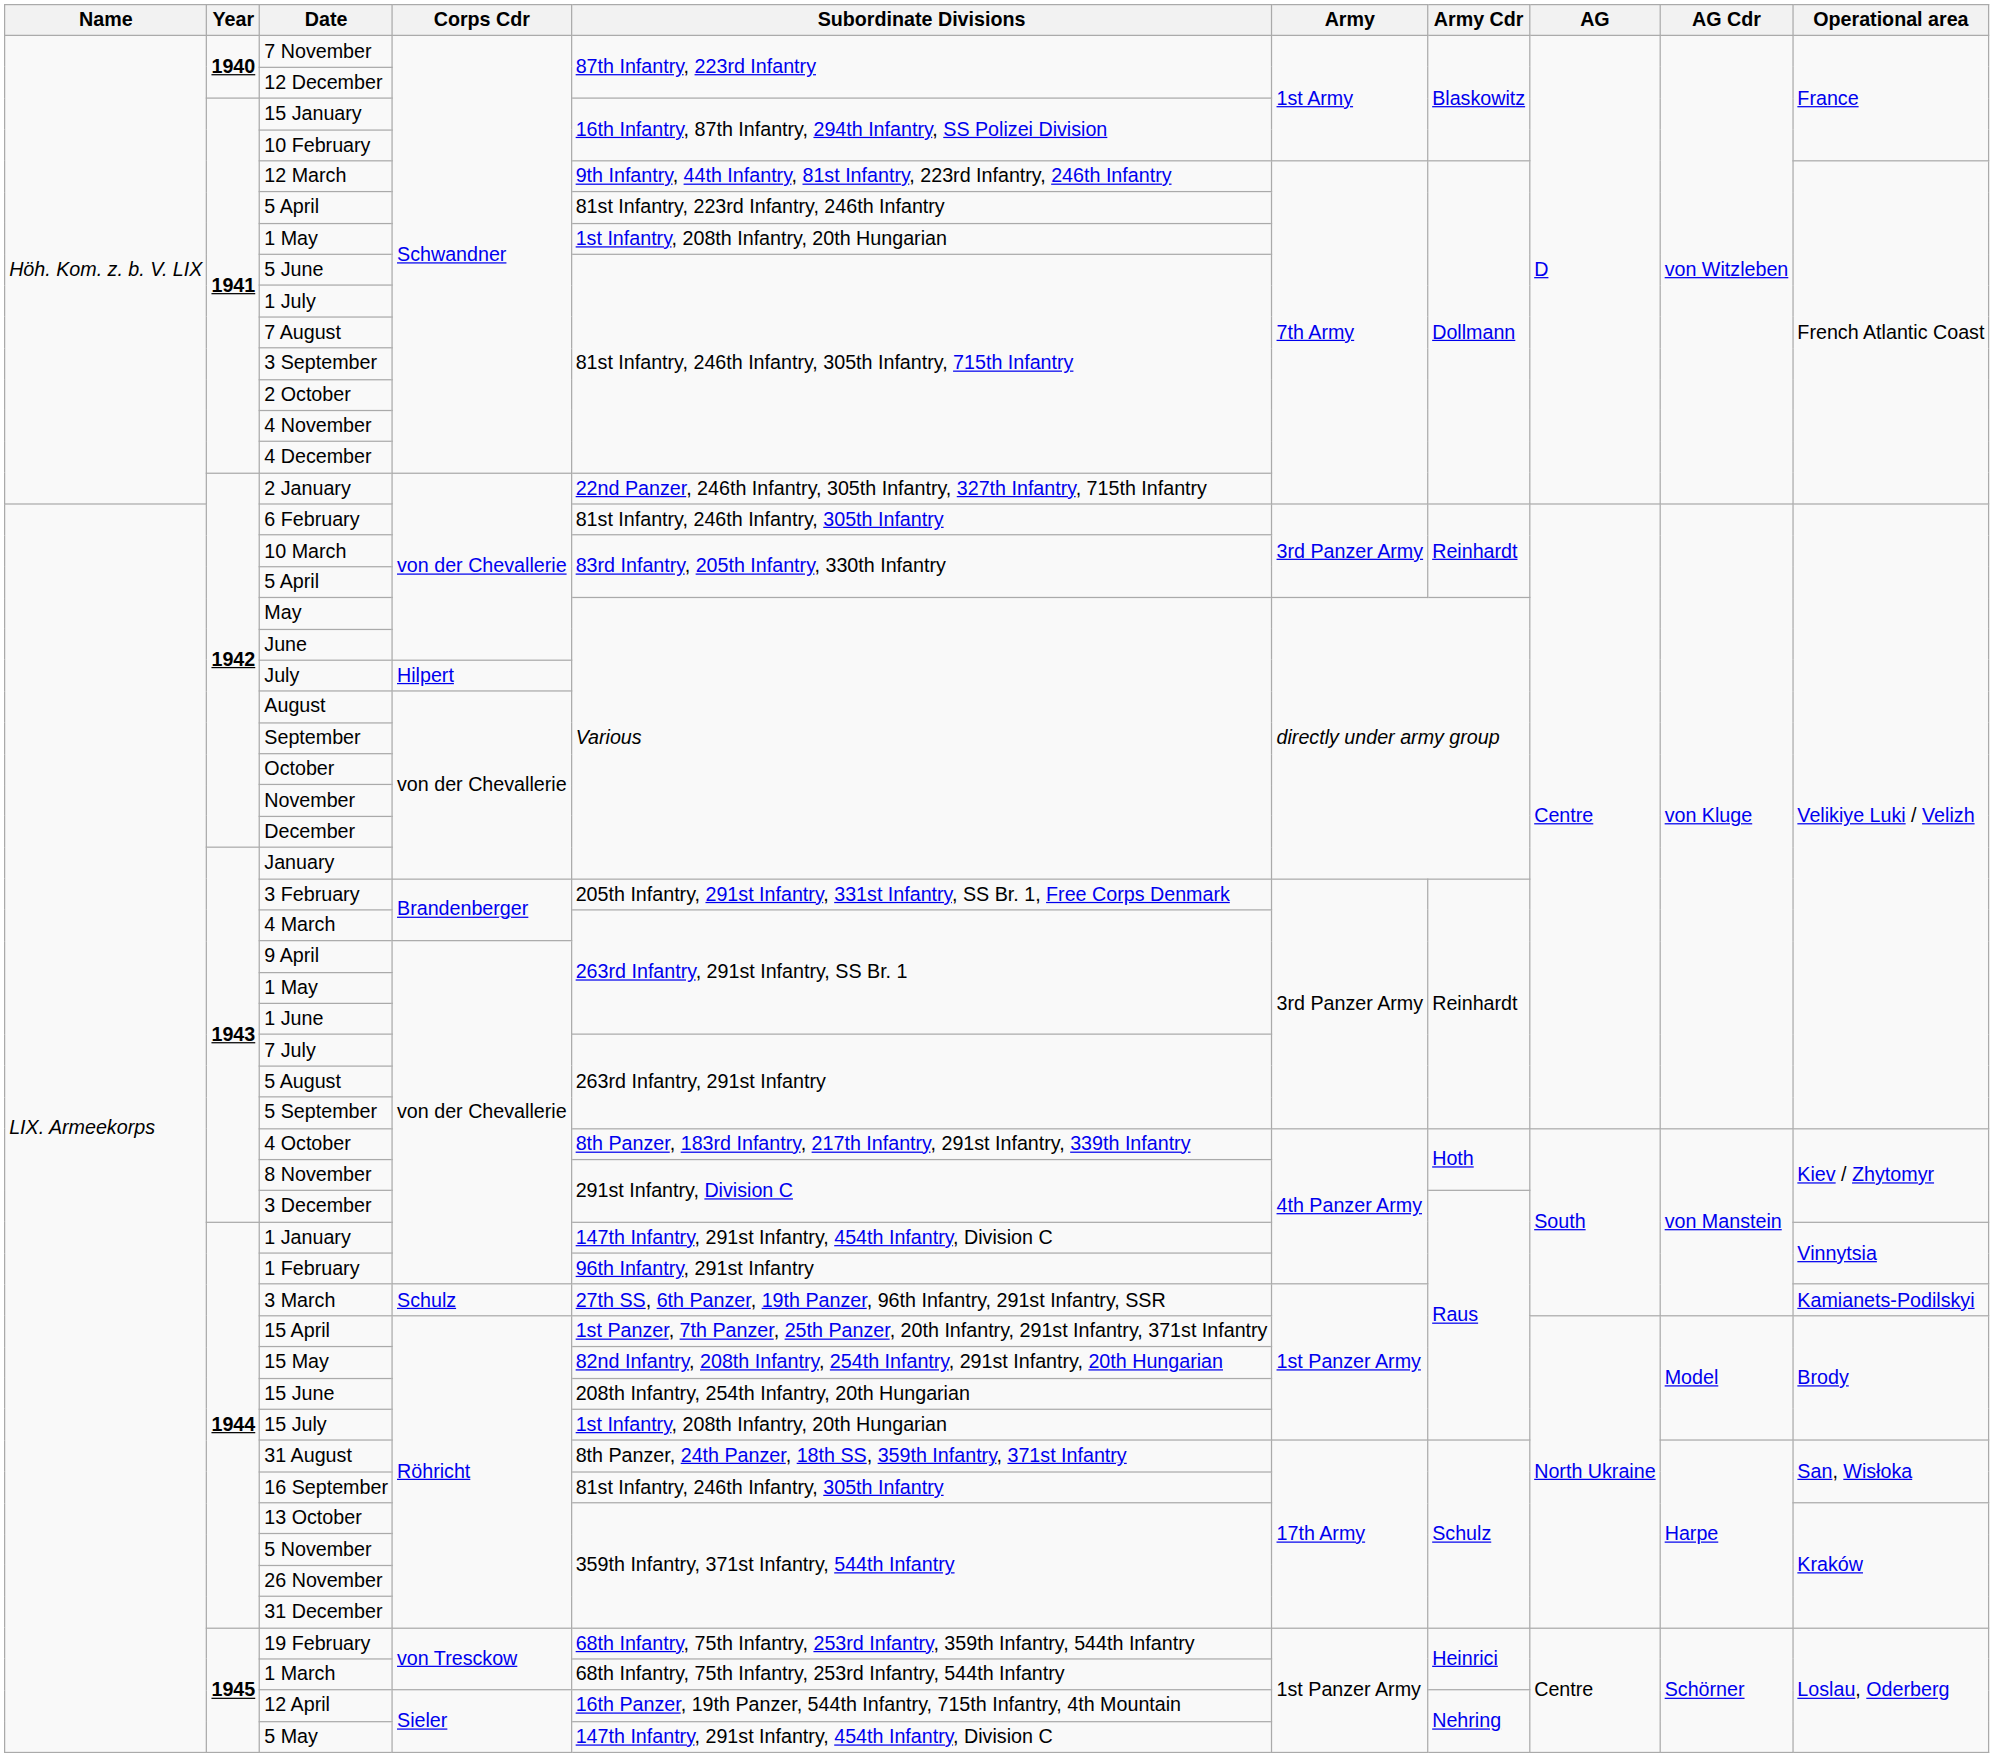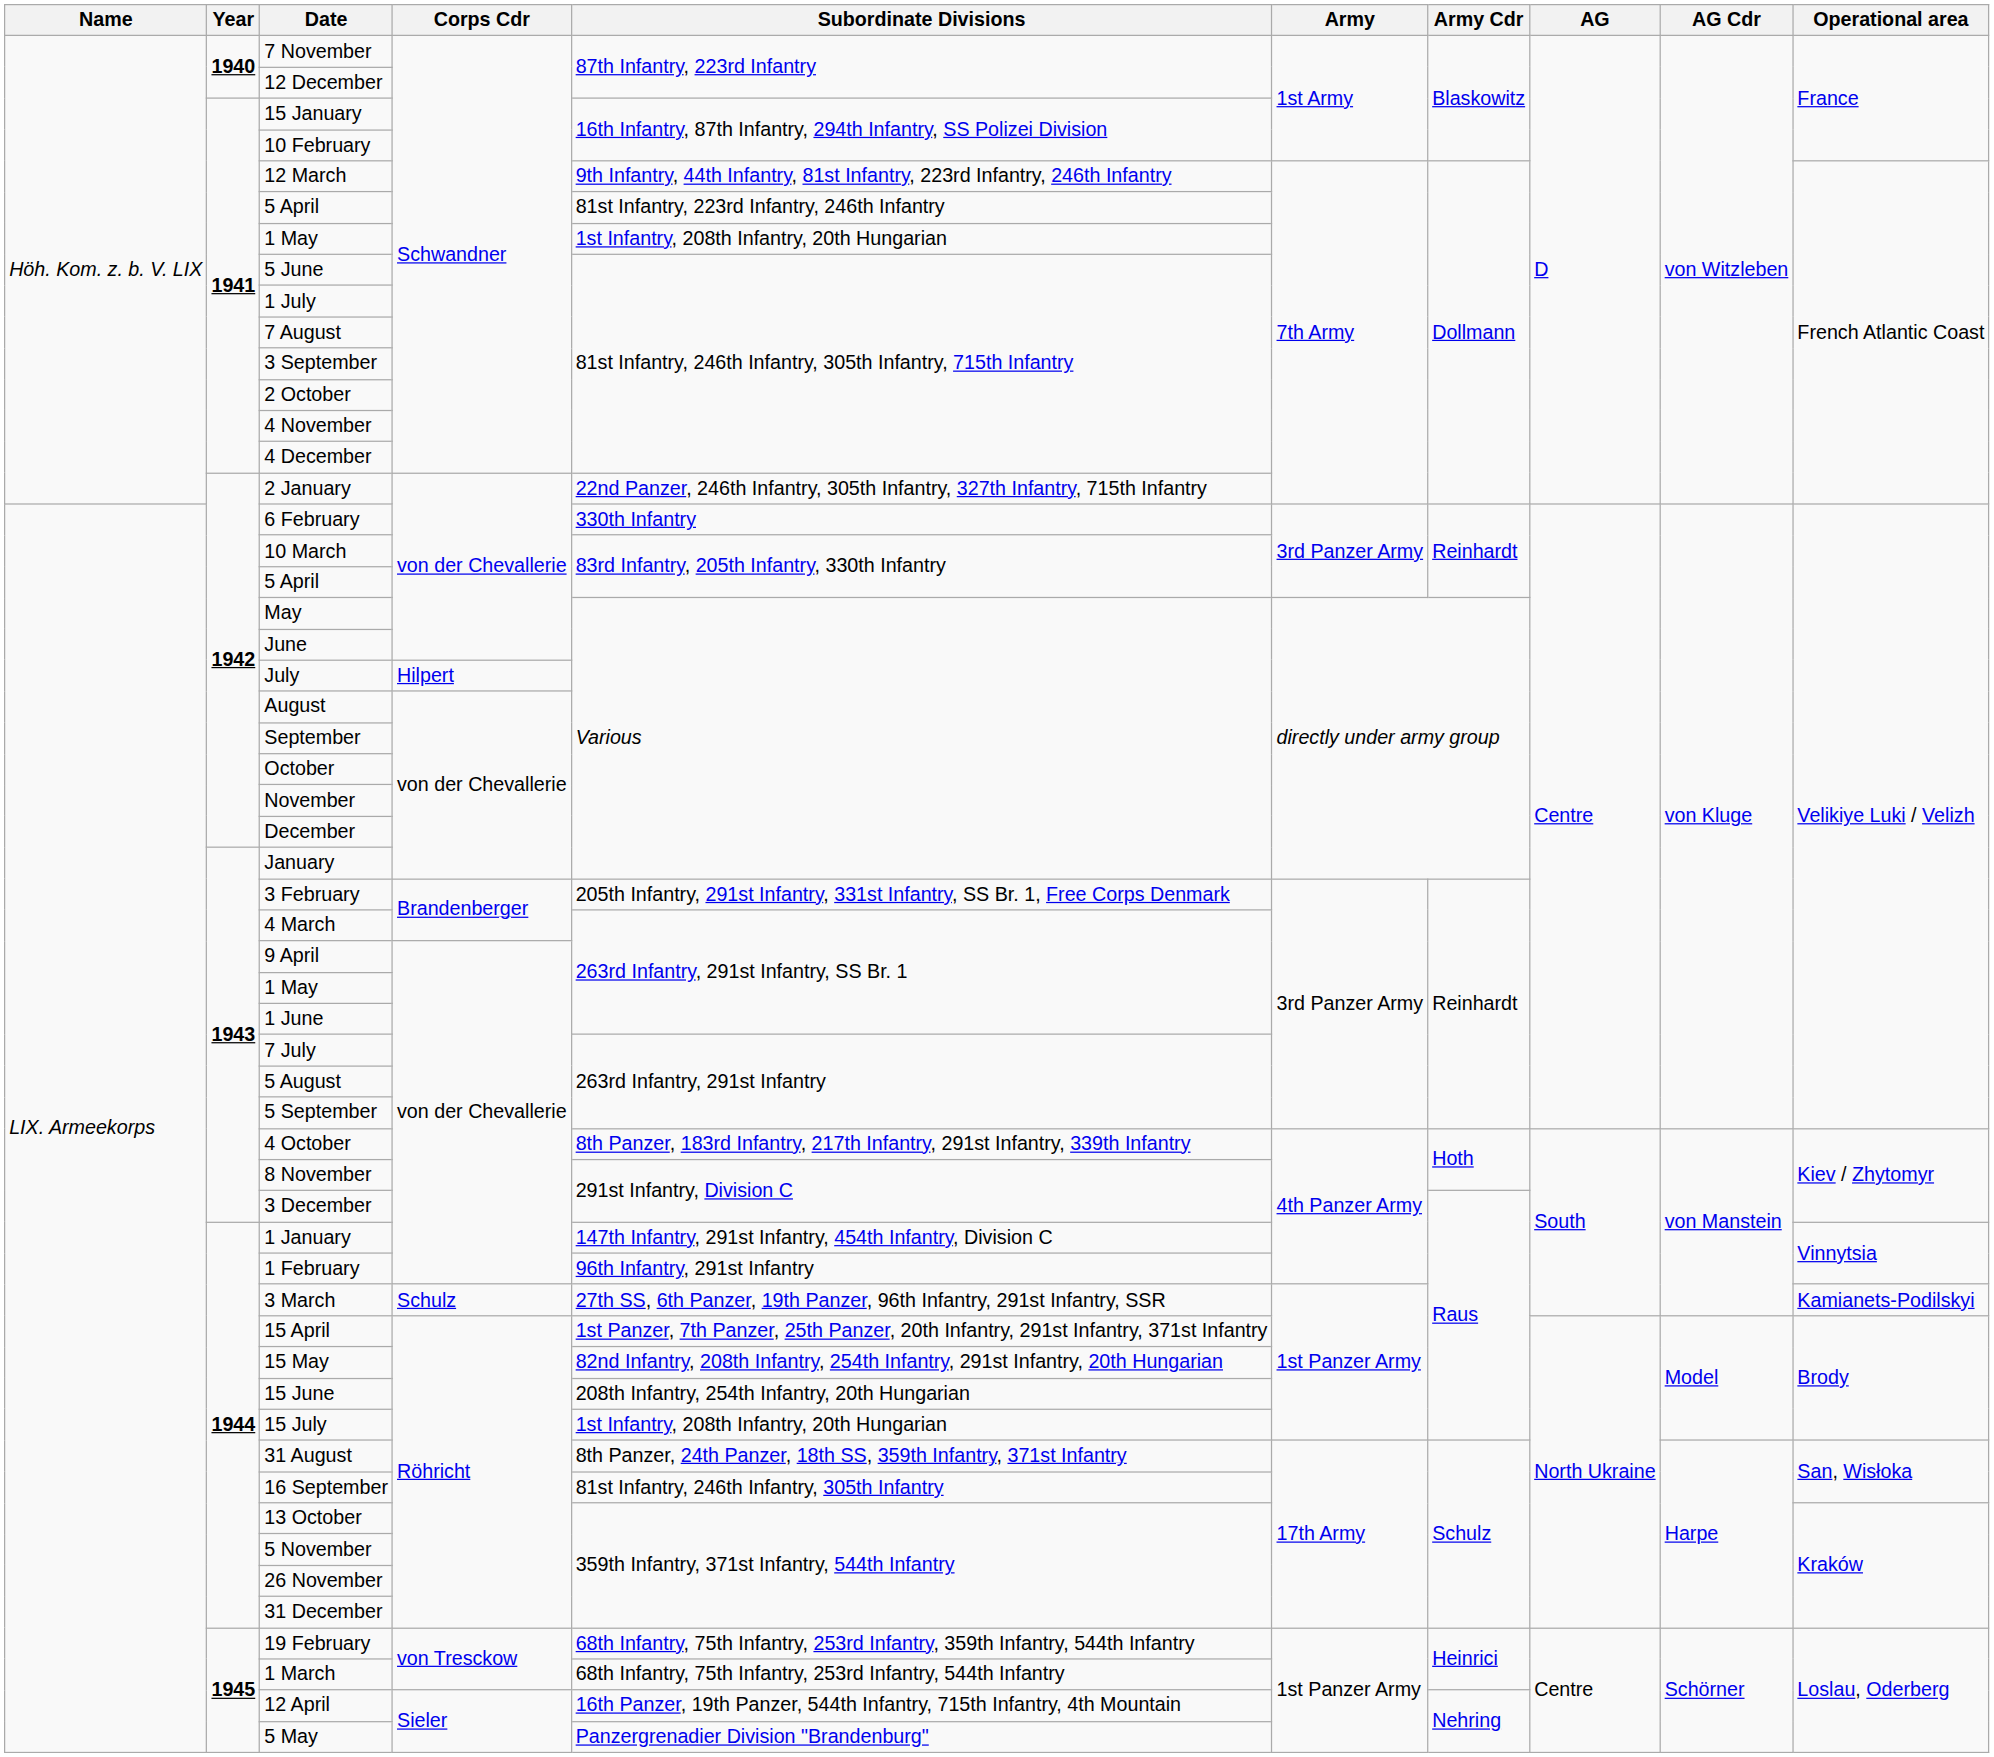(760, 519) 81st Infantry, 246th Infantry, 305th Infantry -> (636, 519) 330th Infantry
(814, 1736) 147th Infantry, 291st Infantry, 454th Infantry, Division C -> (752, 1736) Panzergrenadier Division "Brandenburg"
